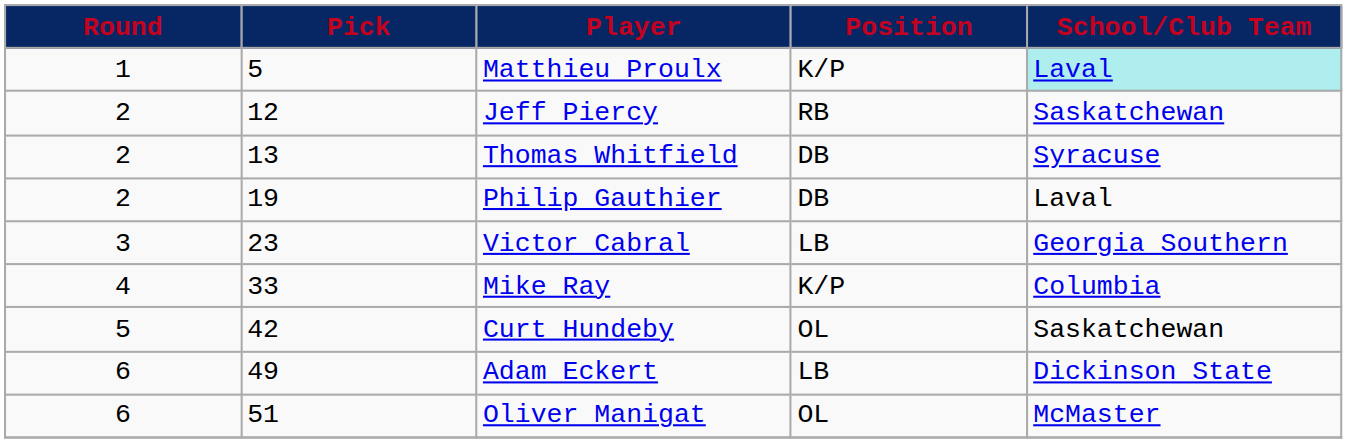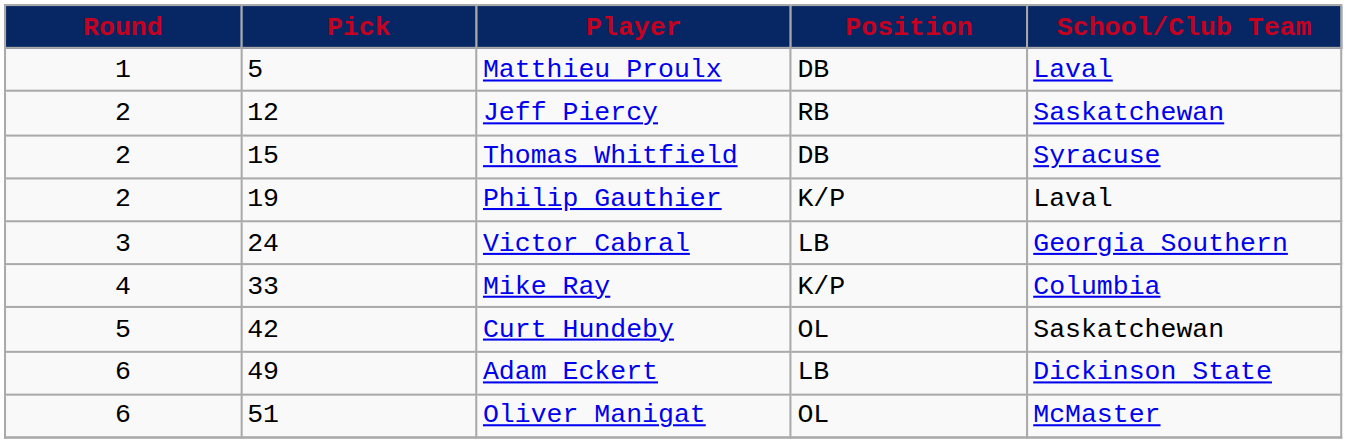(821, 70) K/P -> (813, 70) DB
(1073, 70) paleturquoise background -> (1073, 70) no background
(263, 156) 13 -> (263, 156) 15
(813, 200) DB -> (821, 200) K/P
(263, 243) 23 -> (263, 243) 24
